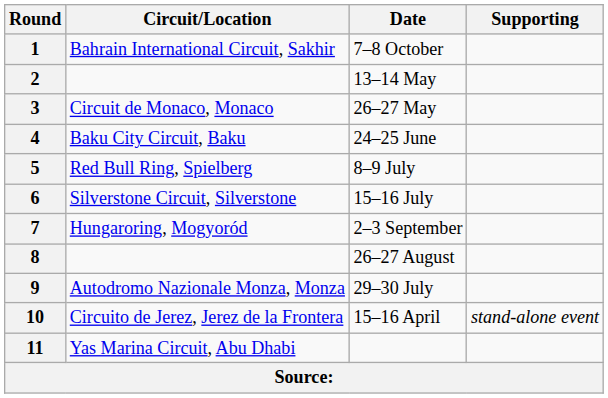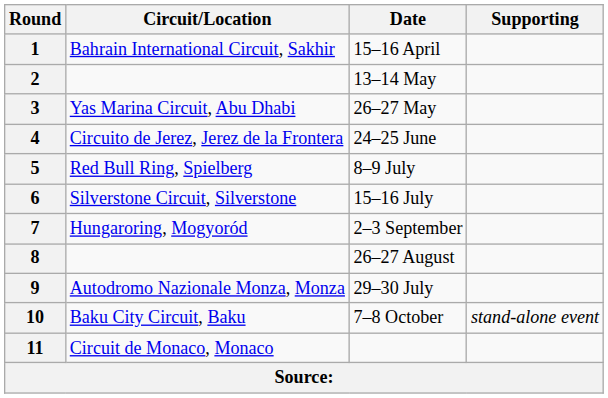(398, 48) 7–8 October -> (397, 48) 15–16 April
(172, 108) Circuit de Monaco, Monaco -> (183, 108) Yas Marina Circuit, Abu Dhabi
(158, 138) Baku City Circuit, Baku -> (207, 138) Circuito de Jerez, Jerez de la Frontera
(207, 317) Circuito de Jerez, Jerez de la Frontera -> (158, 317) Baku City Circuit, Baku
(397, 317) 15–16 April -> (398, 317) 7–8 October
(183, 347) Yas Marina Circuit, Abu Dhabi -> (172, 347) Circuit de Monaco, Monaco
